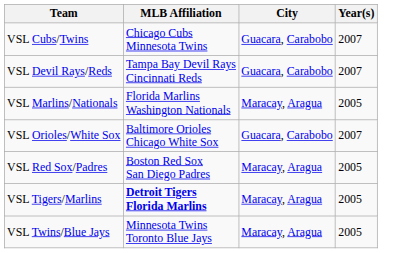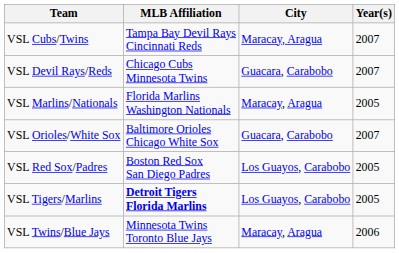(167, 39) Chicago Cubs Minnesota Twins -> (181, 39) Tampa Bay Devil Rays Cincinnati Reds
(287, 39) Guacara, Carabobo -> (282, 39) Maracay, Aragua
(181, 71) Tampa Bay Devil Rays Cincinnati Reds -> (167, 71) Chicago Cubs Minnesota Twins
(282, 167) Maracay, Aragua -> (296, 167) Los Guayos, Carabobo
(282, 199) Maracay, Aragua -> (296, 199) Los Guayos, Carabobo
(350, 231) 2005 -> (368, 231) 2006
